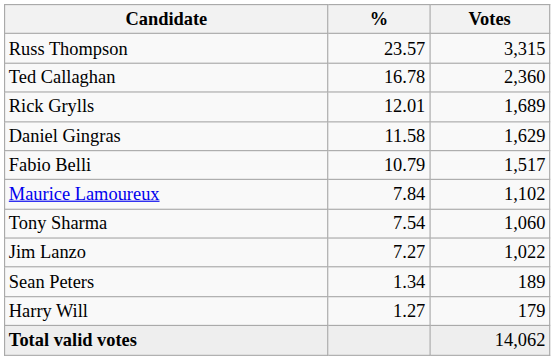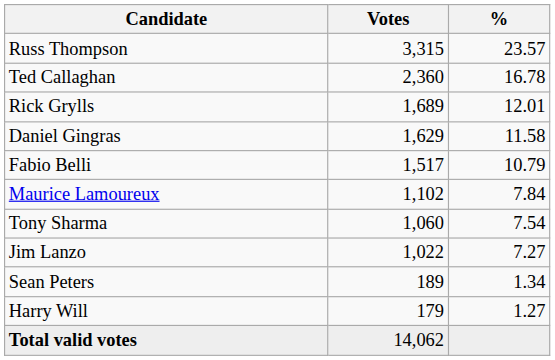columns swapped: (490, 19) <-> (379, 19)
